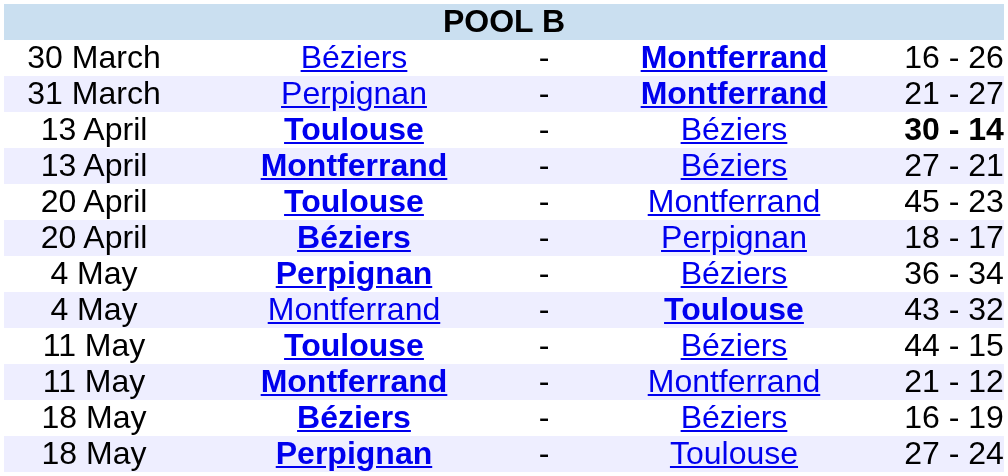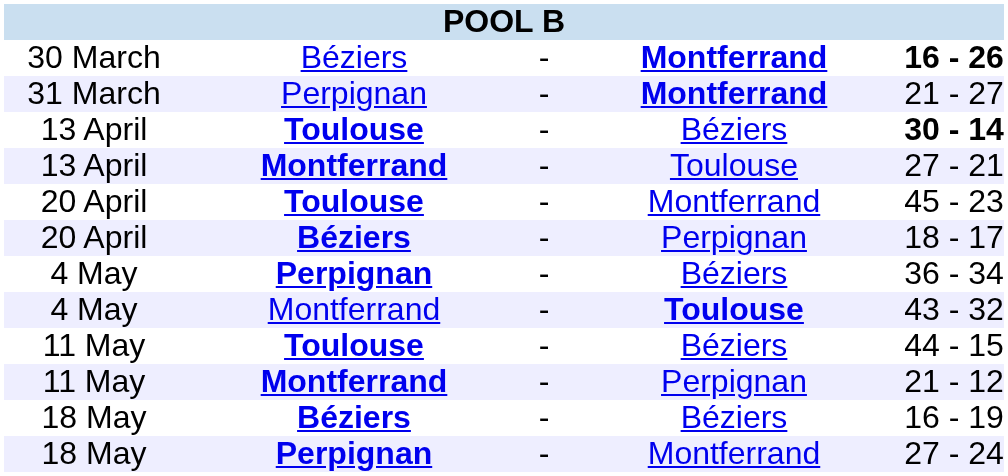(954, 57) normal -> (954, 57) bold
(734, 165) Béziers -> (734, 165) Toulouse
(734, 381) Montferrand -> (734, 381) Perpignan
(734, 453) Toulouse -> (734, 453) Montferrand
